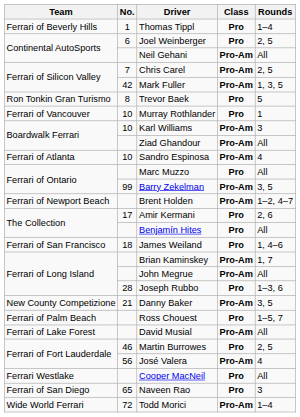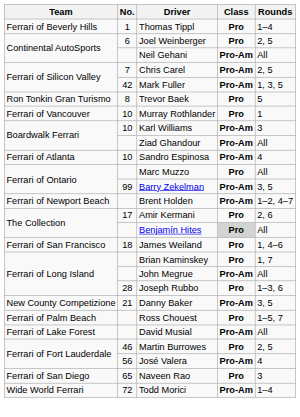(236, 230) no background -> (236, 230) lightgrey background
(236, 260) Pro-Am -> (236, 260) Pro
- row: (172, 376)
